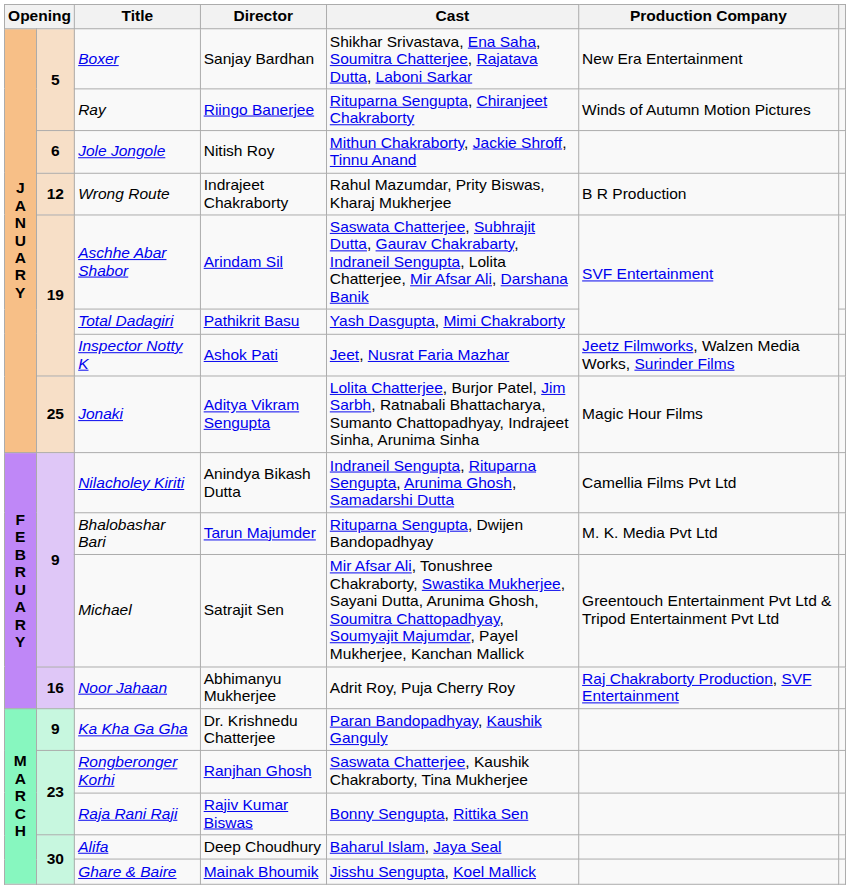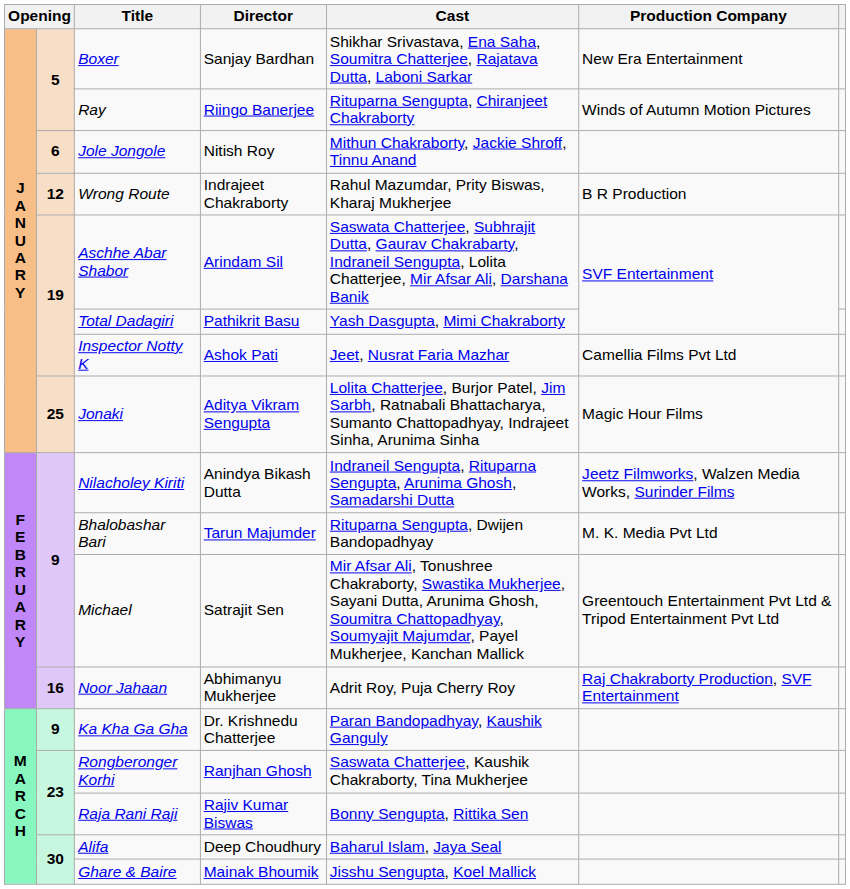(691, 354) Jeetz Filmworks, Walzen Media Works, Surinder Films -> (659, 354) Camellia Films Pvt Ltd
(659, 482) Camellia Films Pvt Ltd -> (691, 482) Jeetz Filmworks, Walzen Media Works, Surinder Films
